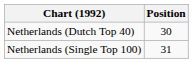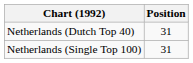(166, 31) 30 -> (166, 31) 31
